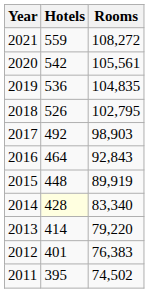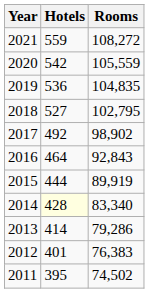(116, 63) 105,561 -> (116, 63) 105,559
(56, 110) 526 -> (56, 110) 527
(112, 134) 98,903 -> (112, 134) 98,902
(56, 181) 448 -> (56, 181) 444
(112, 228) 79,220 -> (112, 228) 79,286
